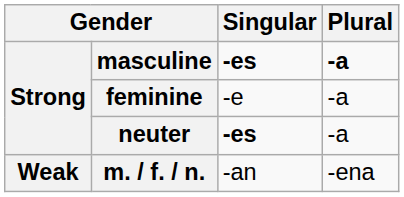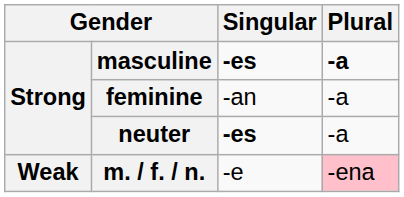(233, 97) -e -> (240, 97) -an
(240, 172) -an -> (233, 172) -e
(351, 172) no background -> (351, 172) pink background
